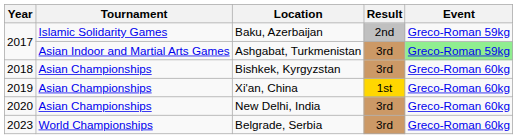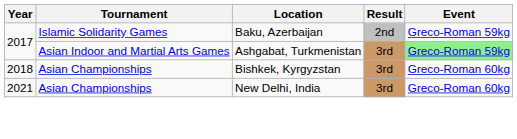- row: (266, 88)
(20, 106) 2020 -> (20, 88) 2021
- row: (279, 125)
